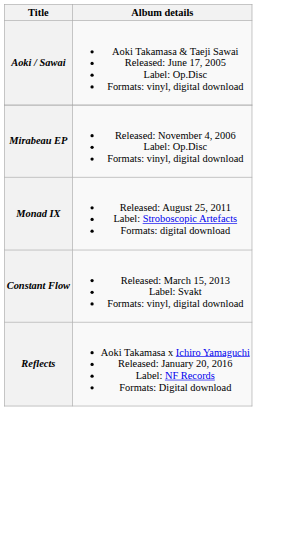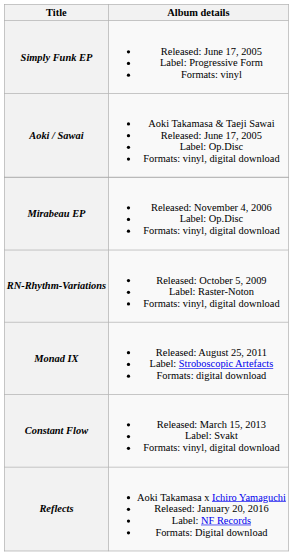+ row: (56, 57)
+ row: (56, 286)
